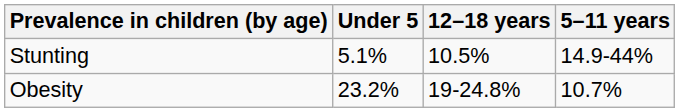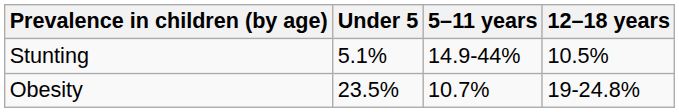columns swapped: (615, 21) <-> (489, 21)
(368, 90) 23.2% -> (368, 90) 23.5%
